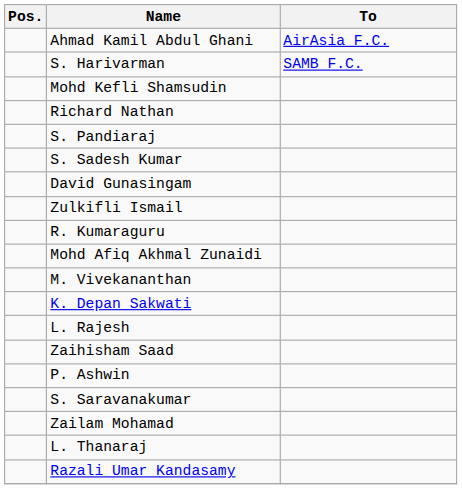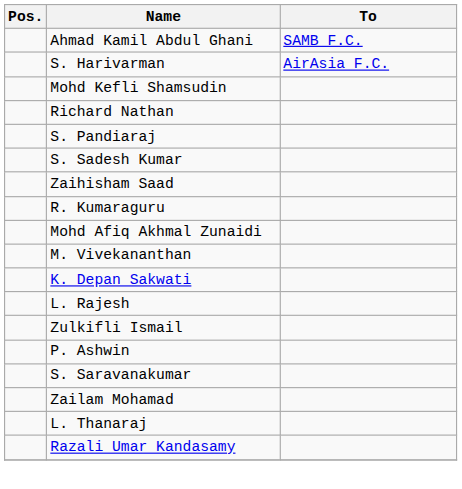(336, 40) AirAsia F.C. -> (323, 40) SAMB F.C.
(323, 64) SAMB F.C. -> (336, 64) AirAsia F.C.
- row: (121, 184)
rows swapped: (116, 208) <-> (112, 352)
